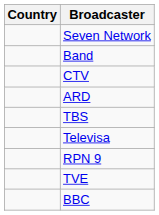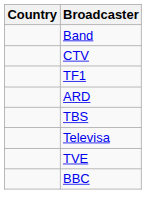- row: (107, 35)
+ row: (75, 76)
- row: (82, 158)
